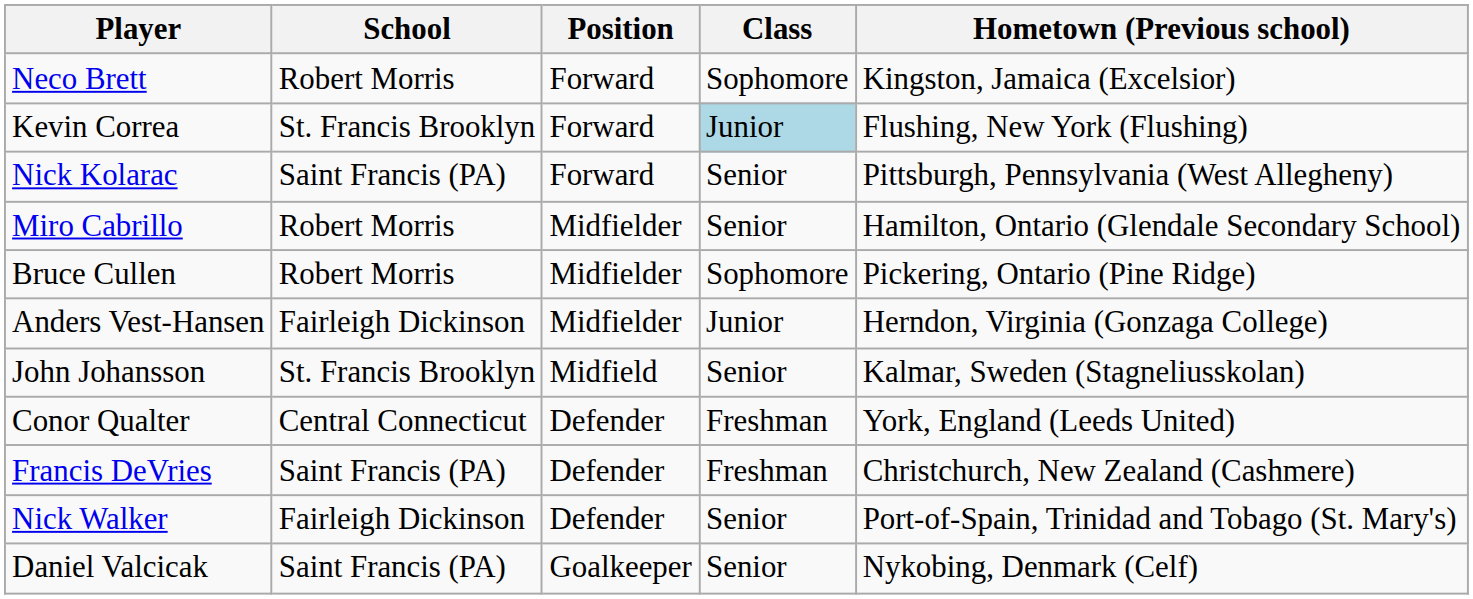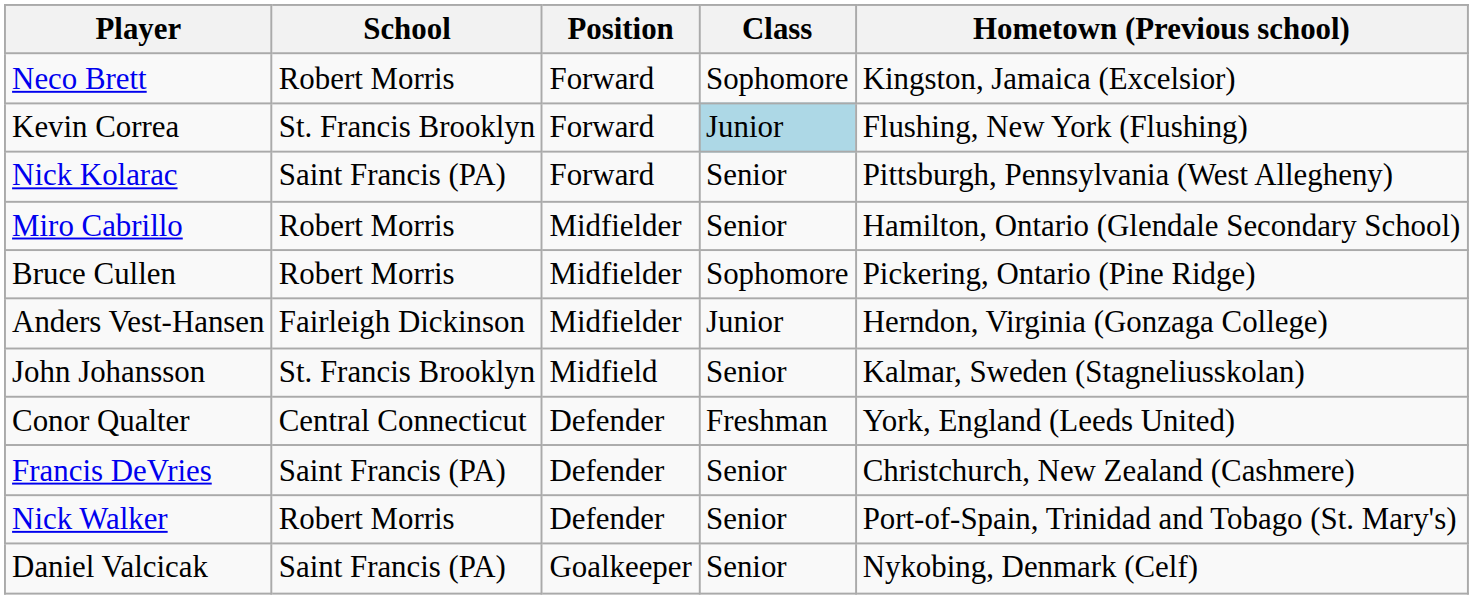(767, 469) Freshman -> (746, 469) Senior
(402, 518) Fairleigh Dickinson -> (367, 518) Robert Morris
